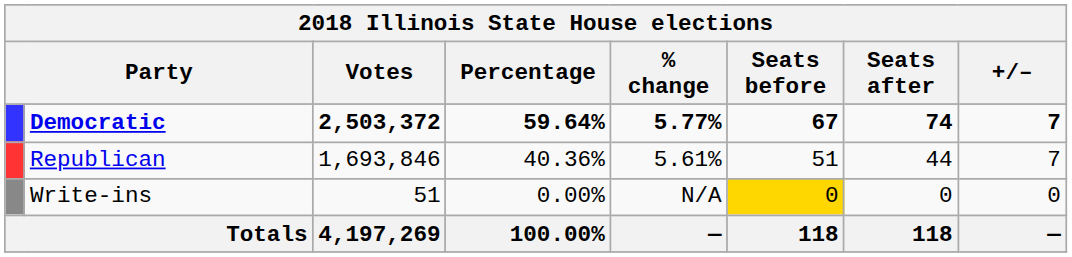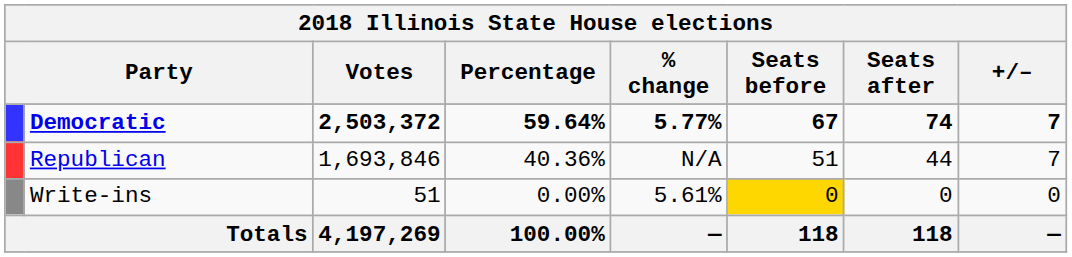(688, 160) 5.61% -> (701, 160) N/A
(701, 197) N/A -> (688, 197) 5.61%
